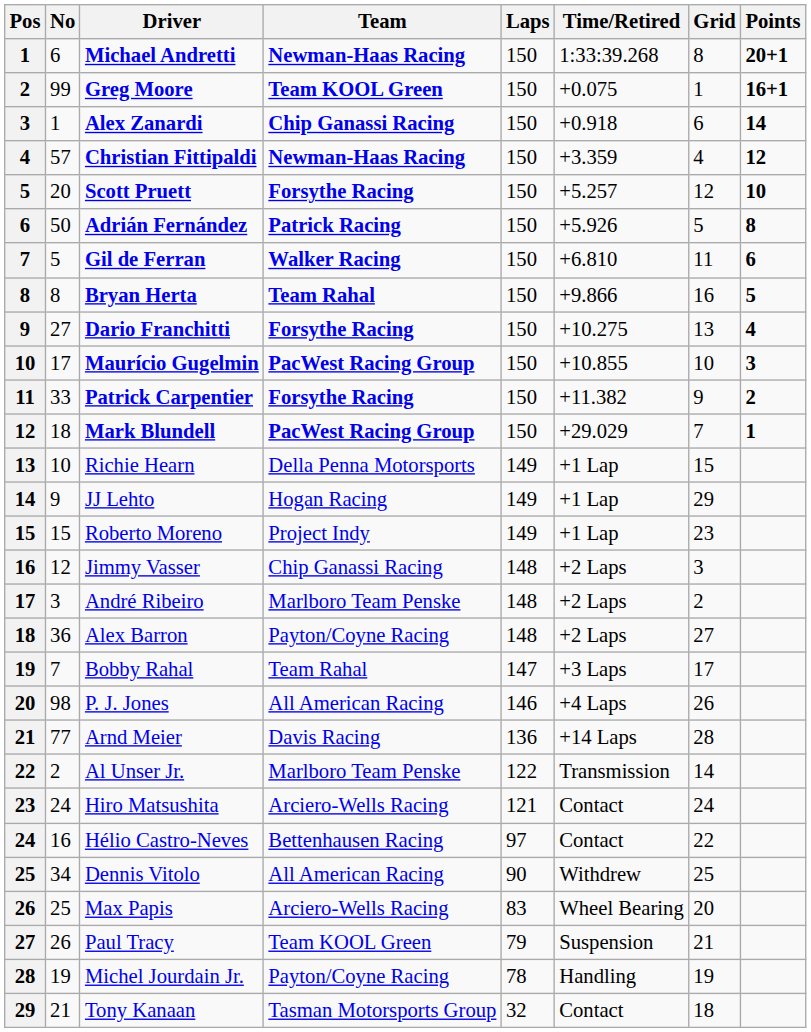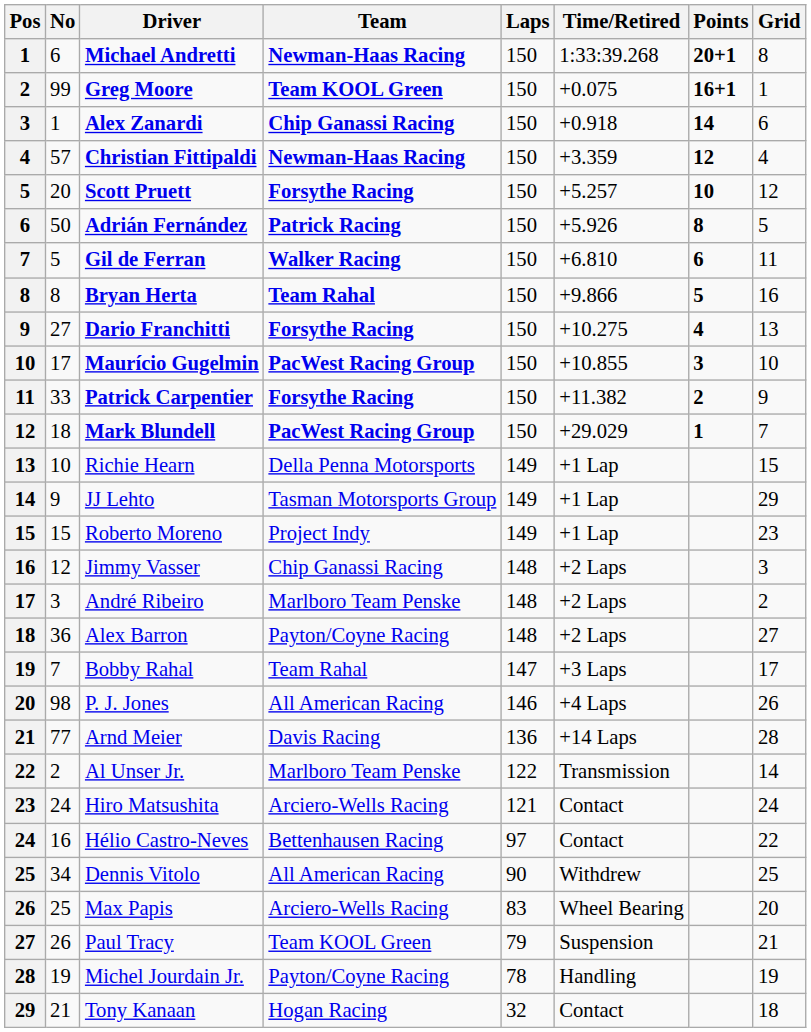columns swapped: (715, 21) <-> (773, 21)
(328, 498) Hogan Racing -> (382, 498) Tasman Motorsports Group
(382, 1010) Tasman Motorsports Group -> (328, 1010) Hogan Racing
